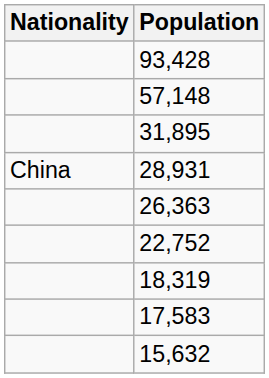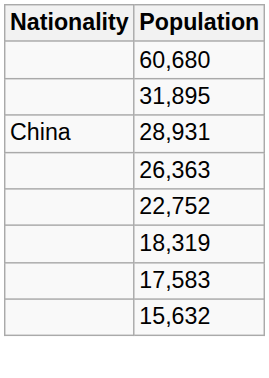- row: (175, 59)
+ row: (175, 59)
- row: (175, 96)
